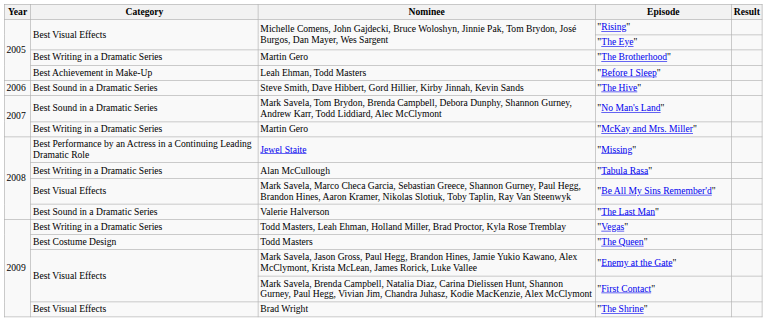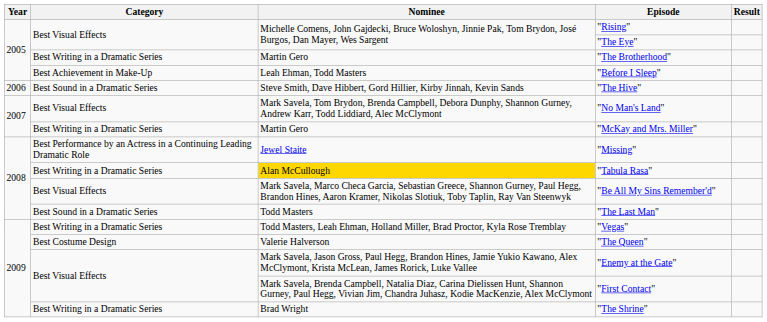(95, 108) Best Sound in a Dramatic Series -> (70, 108) Best Visual Effects
(295, 170) no background -> (295, 170) gold background
(295, 211) Valerie Halverson -> (287, 211) Todd Masters
(287, 242) Todd Masters -> (295, 242) Valerie Halverson
(70, 309) Best Visual Effects -> (98, 309) Best Writing in a Dramatic Series
